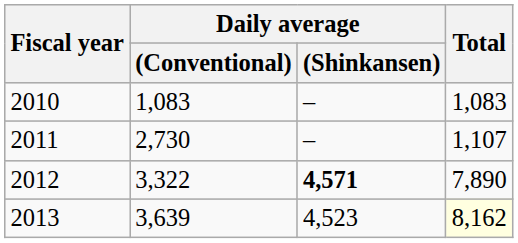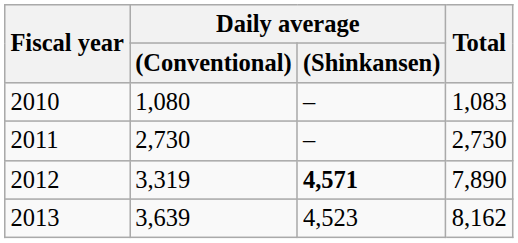(163, 101) 1,083 -> (163, 101) 1,080
(479, 140) 1,107 -> (479, 140) 2,730
(163, 179) 3,322 -> (163, 179) 3,319
(479, 218) lightyellow background -> (479, 218) no background
